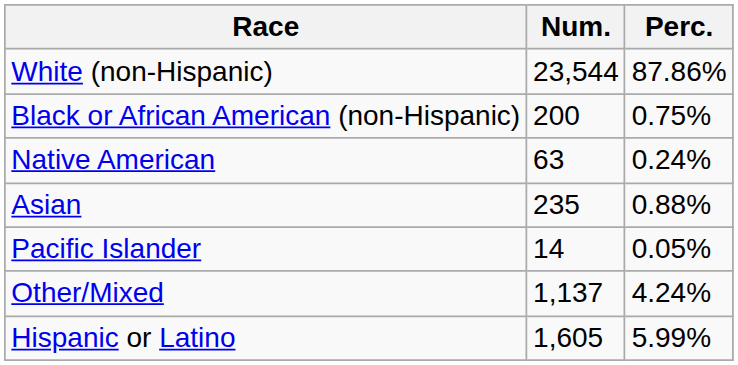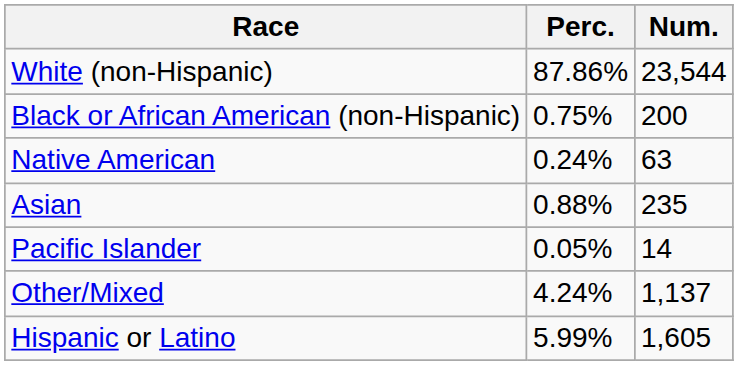columns swapped: (576, 26) <-> (679, 26)
